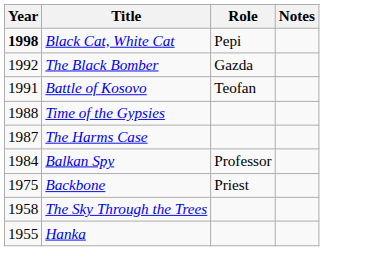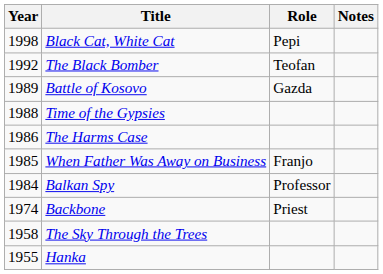(23, 40) bold -> (23, 40) normal
(234, 64) Gazda -> (294, 64) Teofan
(23, 88) 1991 -> (23, 88) 1989
(235, 88) Teofan -> (293, 88) Gazda
(23, 137) 1987 -> (23, 137) 1986
+ row: (156, 161)
(23, 185) 1975 -> (23, 209) 1974
